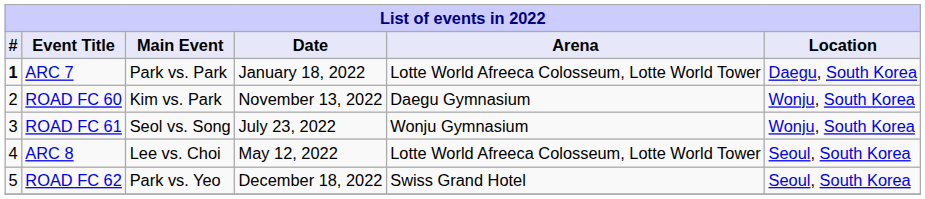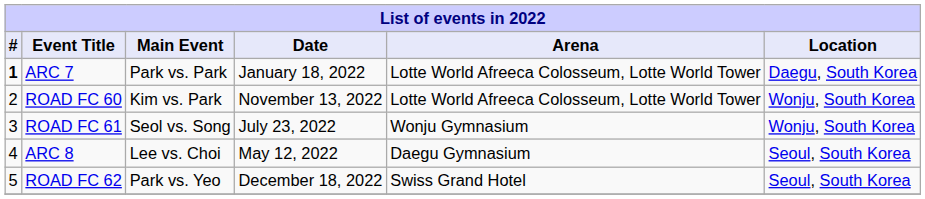(460, 99) Daegu Gymnasium -> (575, 99) Lotte World Afreeca Colosseum, Lotte World Tower
(575, 153) Lotte World Afreeca Colosseum, Lotte World Tower -> (460, 153) Daegu Gymnasium
